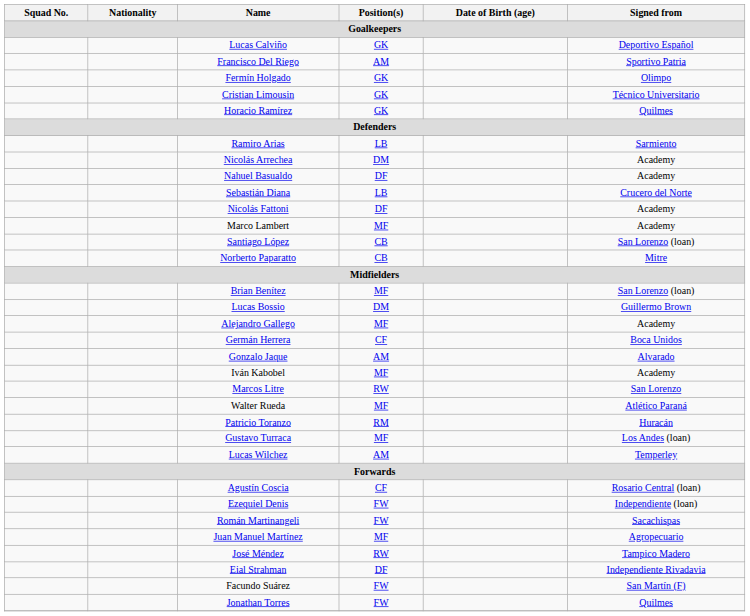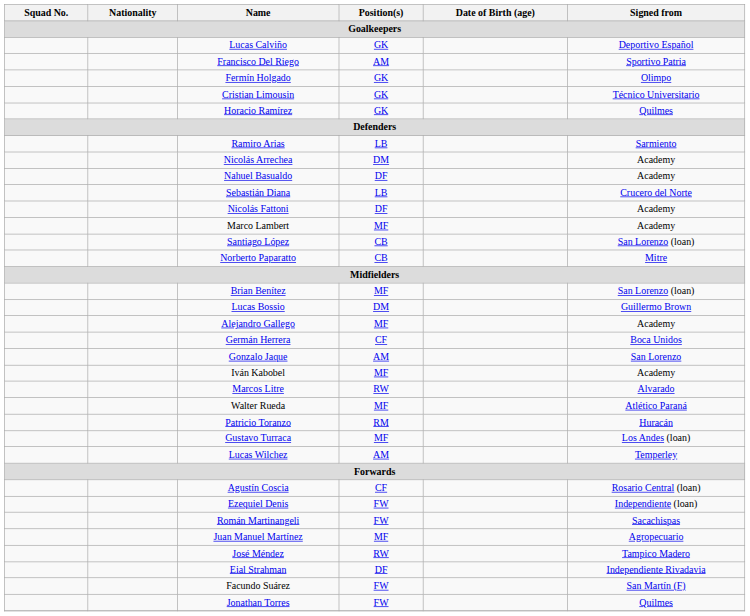(656, 357) Alvarado -> (656, 357) San Lorenzo
(656, 389) San Lorenzo -> (656, 389) Alvarado
